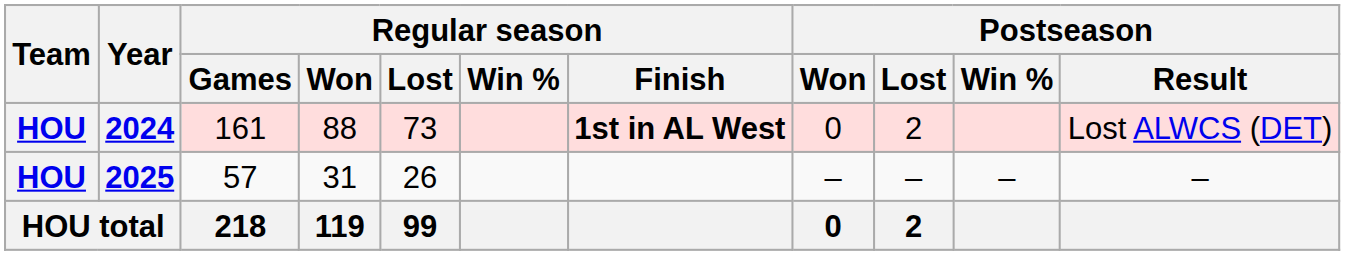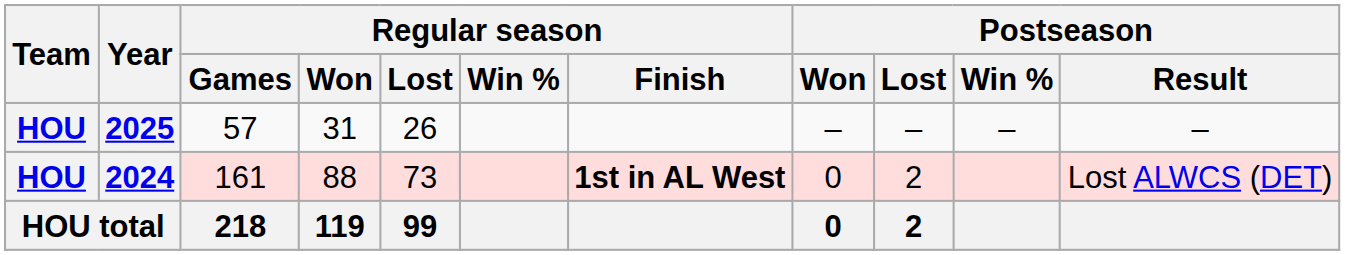rows swapped: (140, 128) <-> (140, 177)
